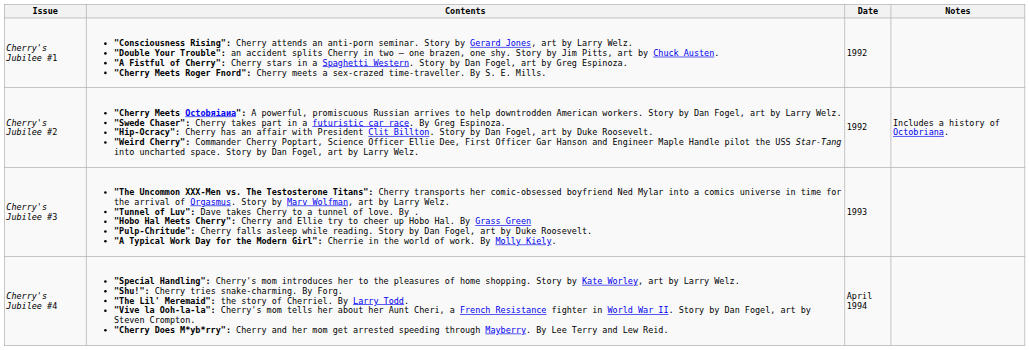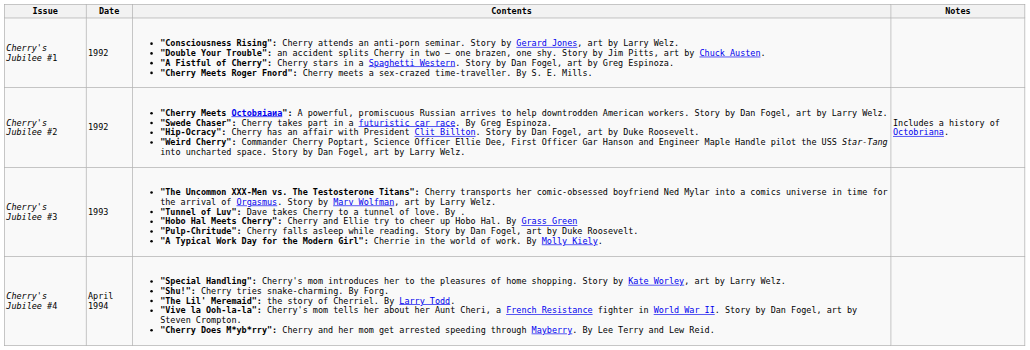columns swapped: (868, 11) <-> (465, 11)
